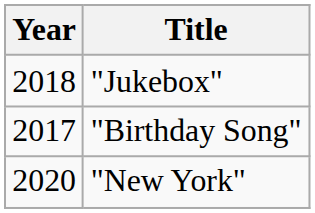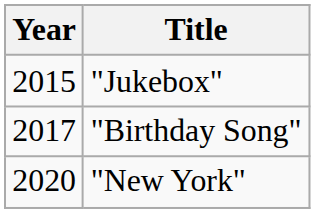(44, 80) 2018 -> (44, 80) 2015
